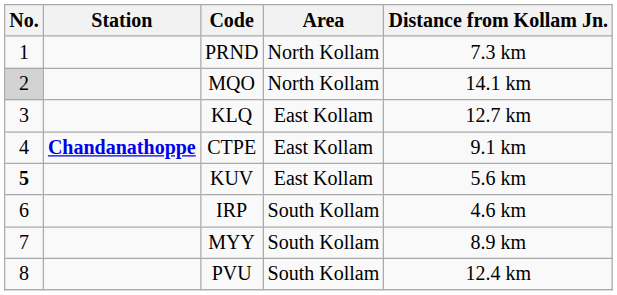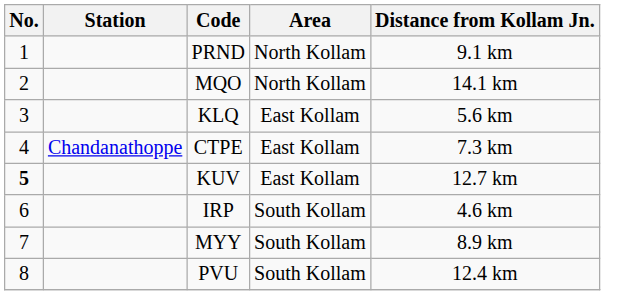(498, 52) 7.3 km -> (485, 52) 9.1 km
(24, 83) lightgrey background -> (24, 83) no background
(498, 115) 12.7 km -> (485, 115) 5.6 km
(122, 147) bold -> (115, 147) normal
(498, 147) 9.1 km -> (485, 147) 7.3 km
(498, 178) 5.6 km -> (485, 178) 12.7 km
